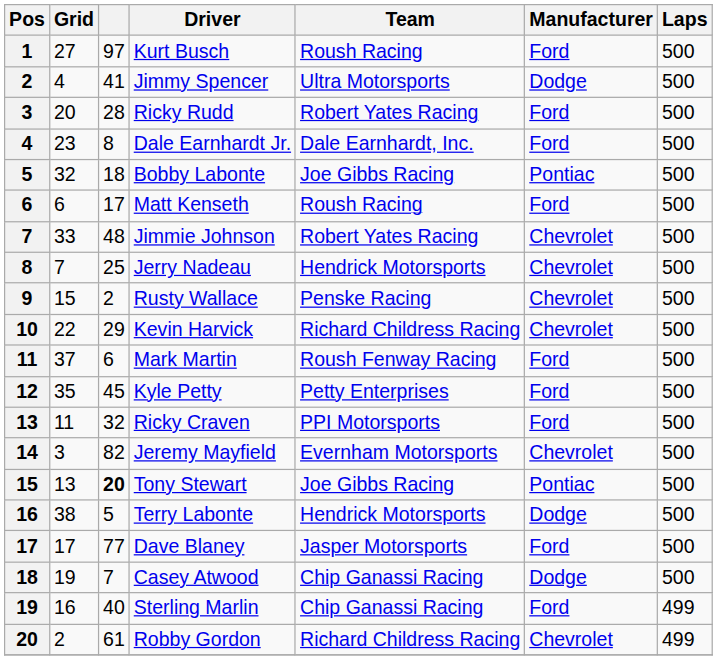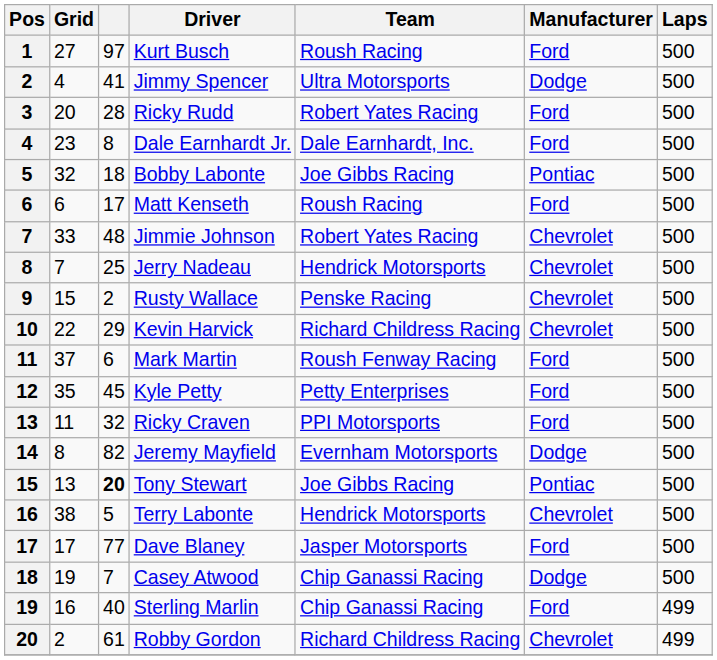(59, 453) 3 -> (59, 453) 8
(571, 453) Chevrolet -> (558, 453) Dodge
(558, 515) Dodge -> (571, 515) Chevrolet
